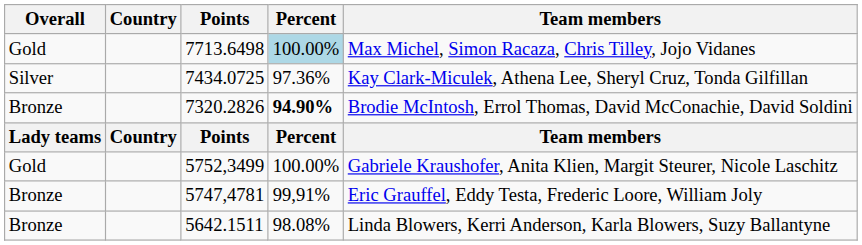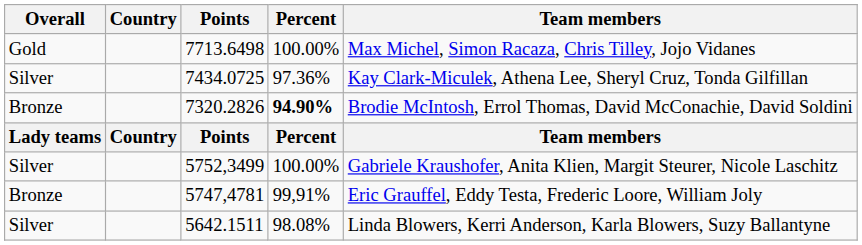(306, 48) lightblue background -> (306, 48) no background
(27, 166) Gold -> (31, 166) Silver
(36, 225) Bronze -> (31, 225) Silver
